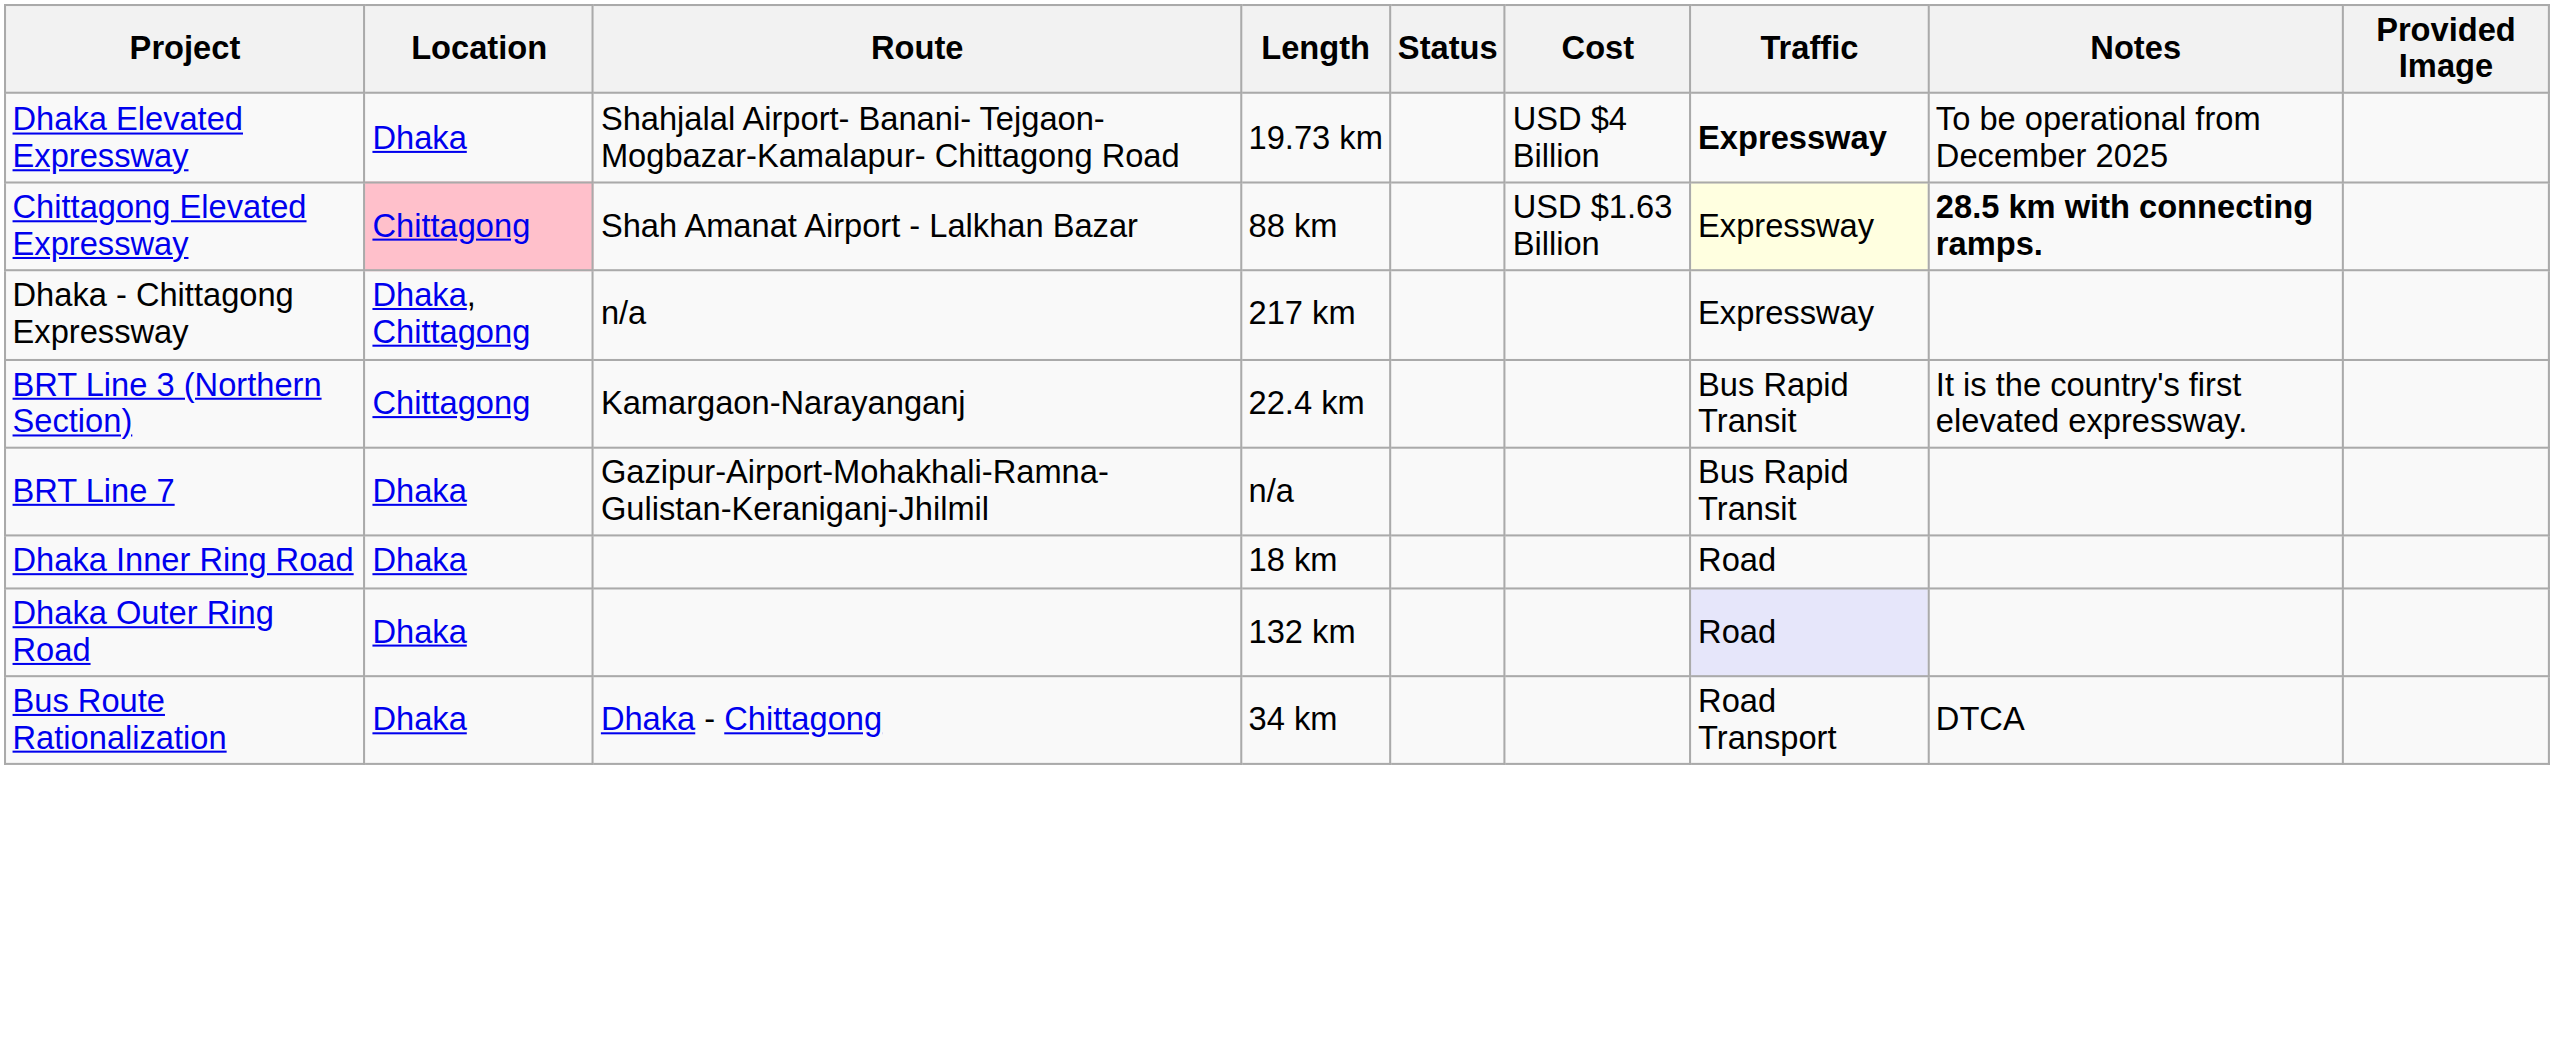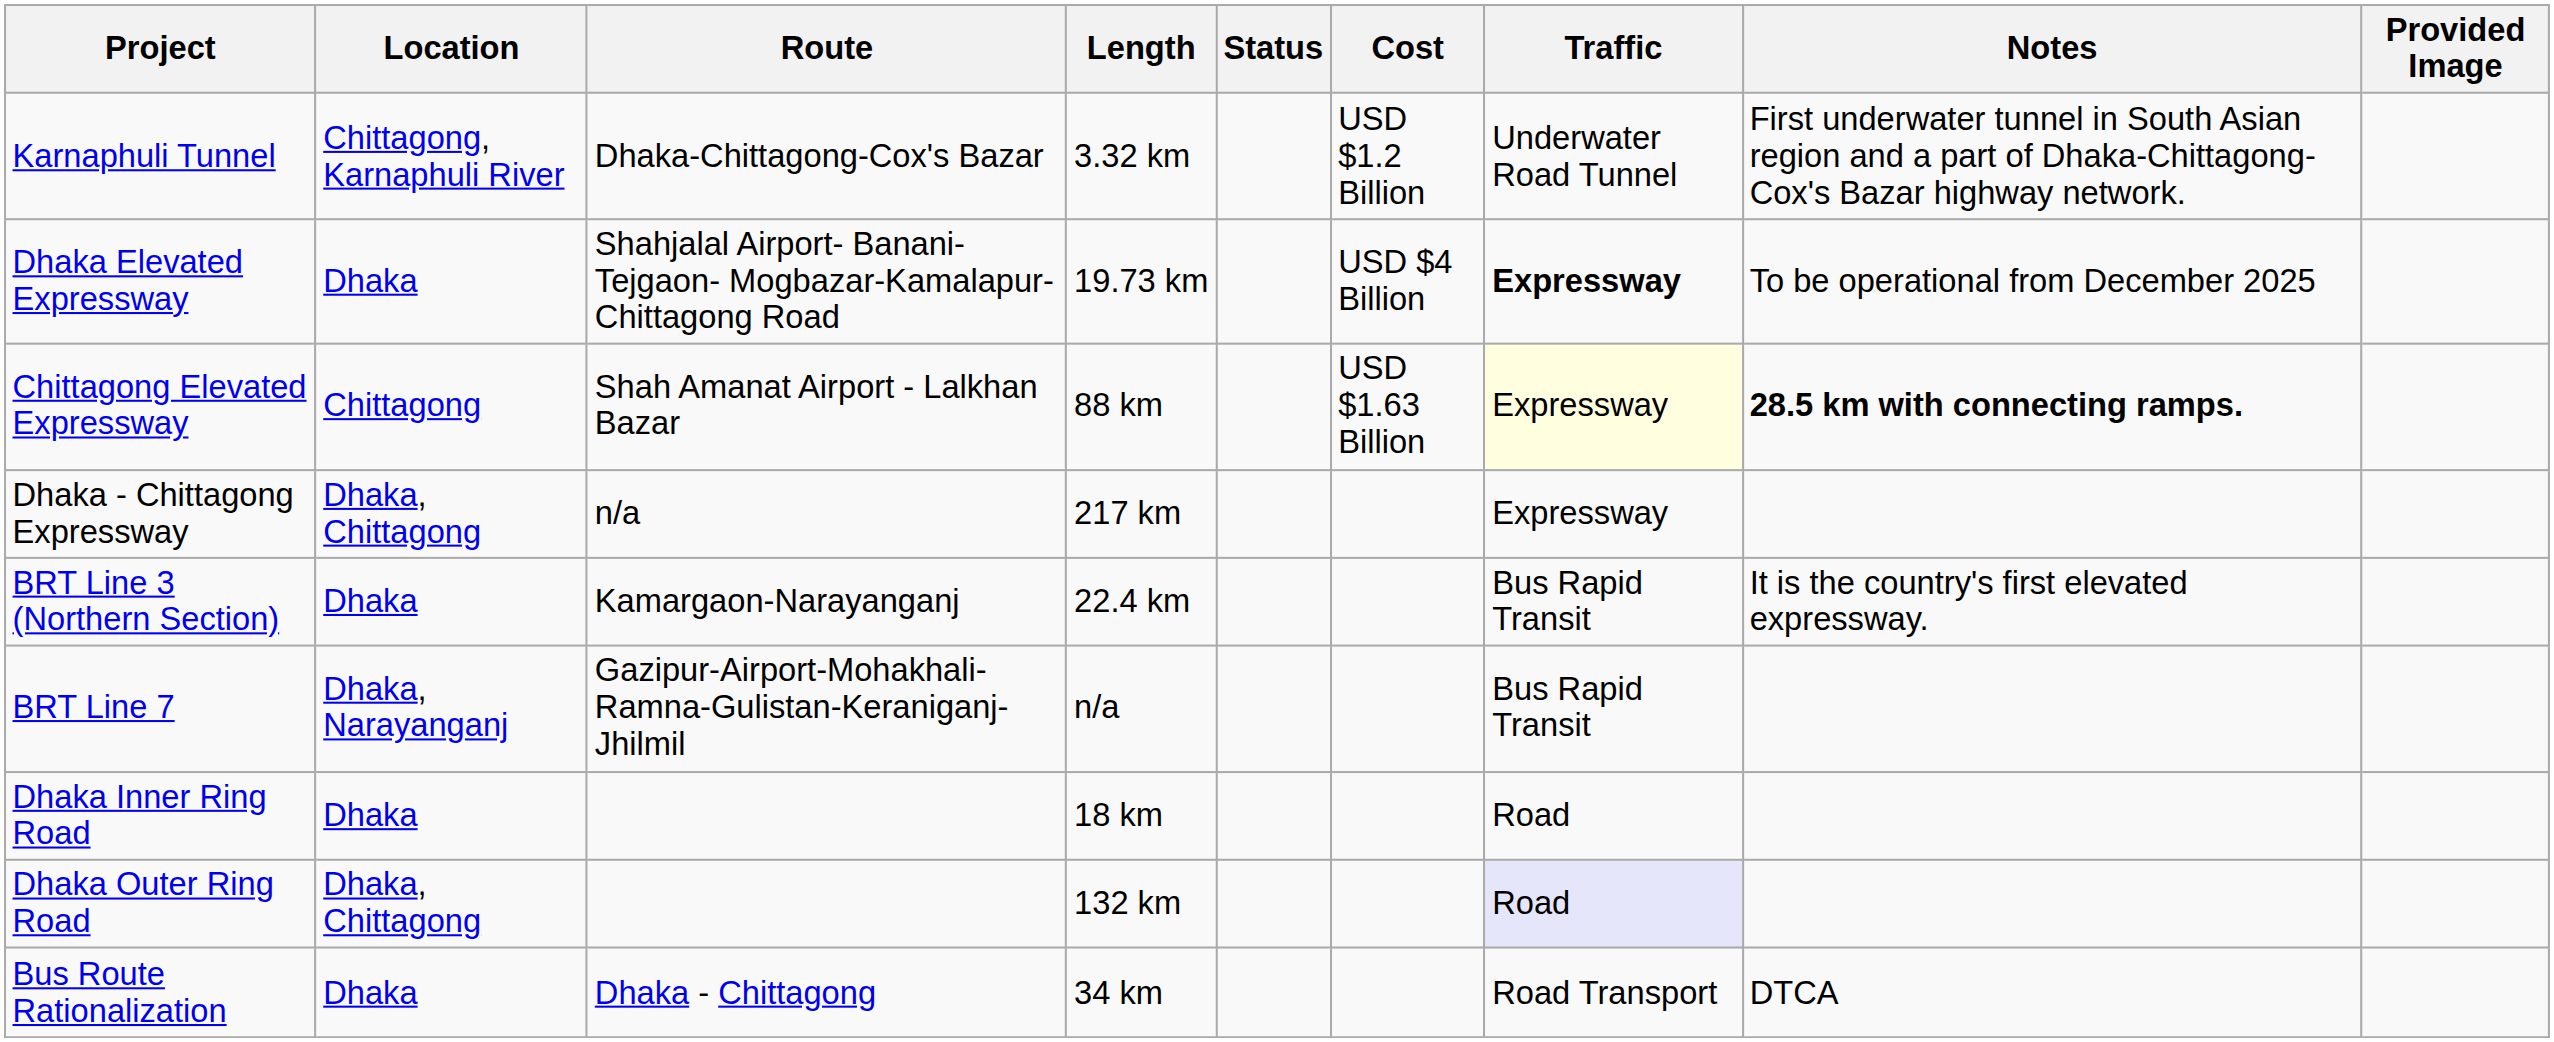+ row: (144, 155)
(451, 225) pink background -> (402, 405) no background
(451, 402) Chittagong -> (370, 601) Dhaka
(420, 491) Dhaka -> (416, 708) Dhaka, Narayanganj
(420, 631) Dhaka -> (402, 903) Dhaka, Chittagong
